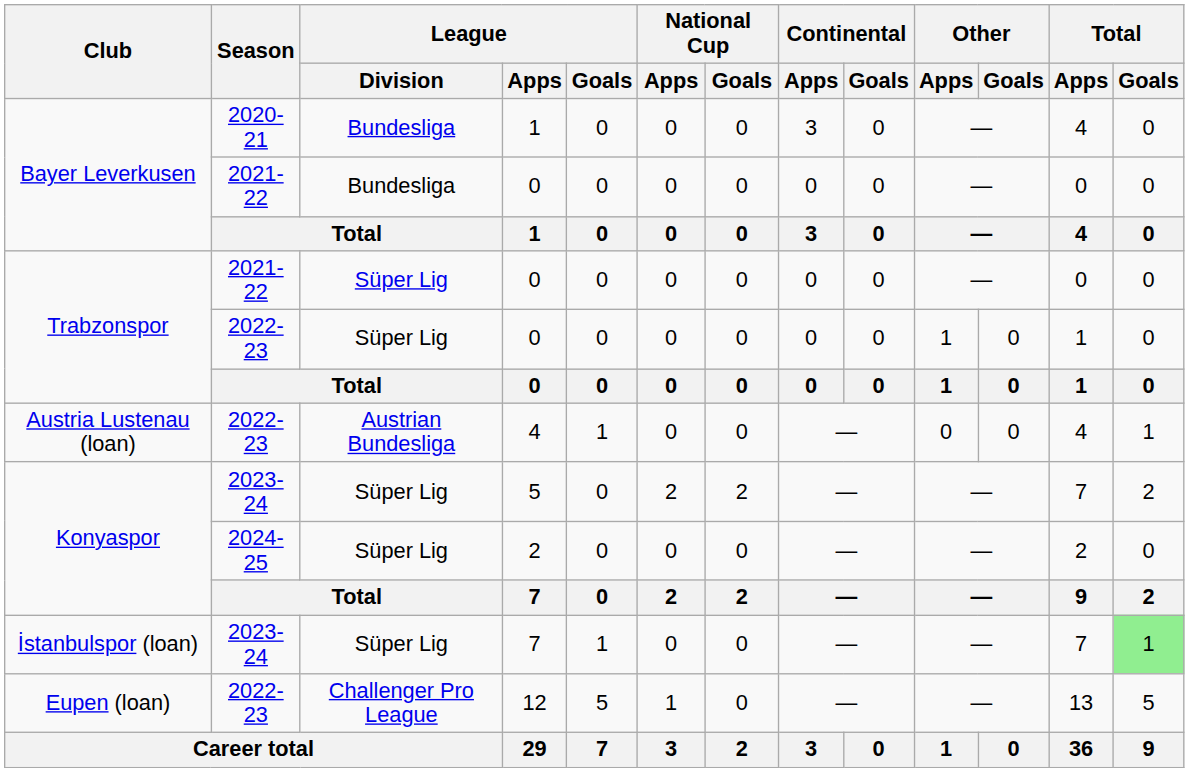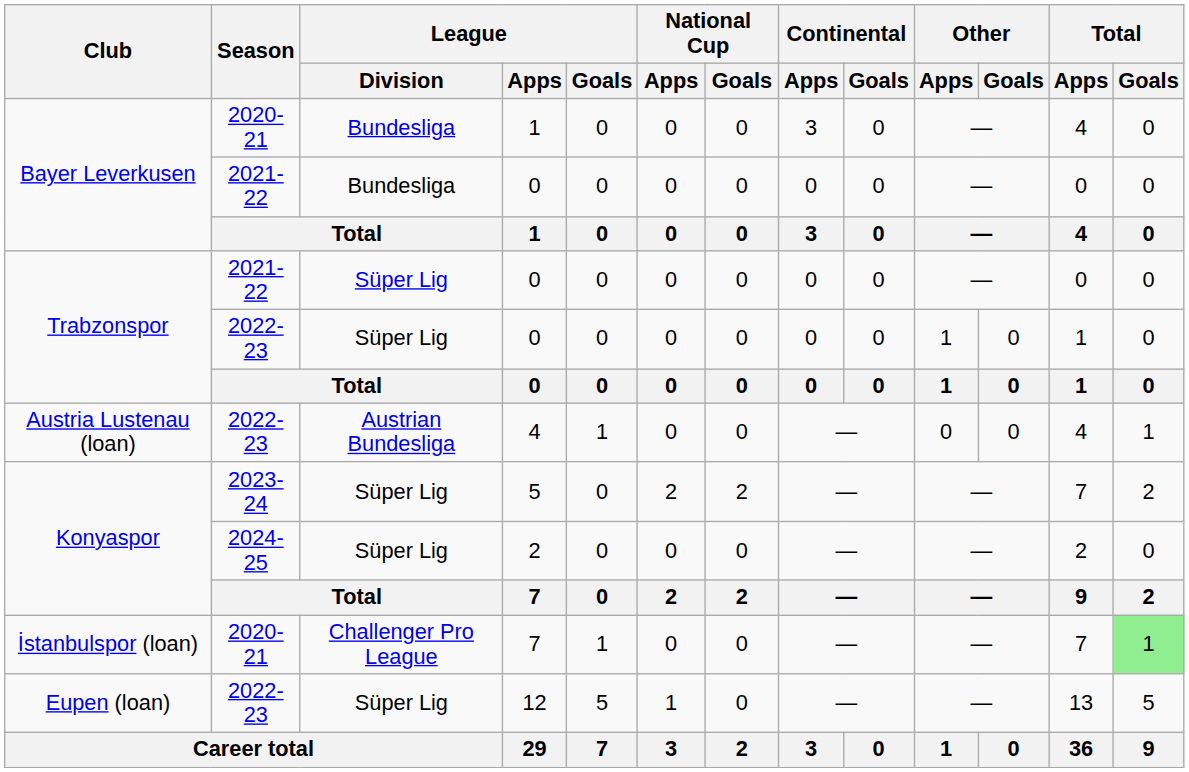(256, 643) 2023-24 -> (256, 643) 2020-21
(401, 643) Süper Lig -> (401, 643) Challenger Pro League
(401, 702) Challenger Pro League -> (401, 702) Süper Lig
